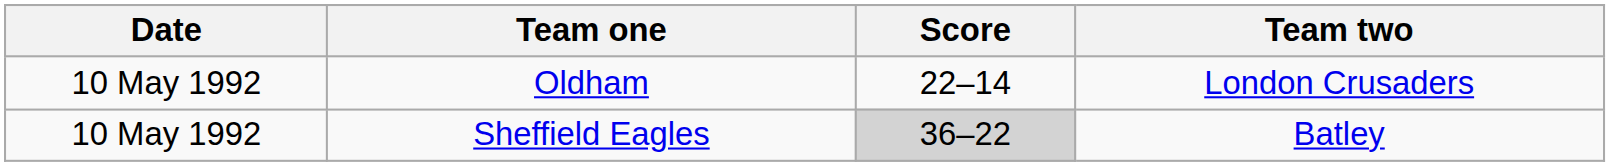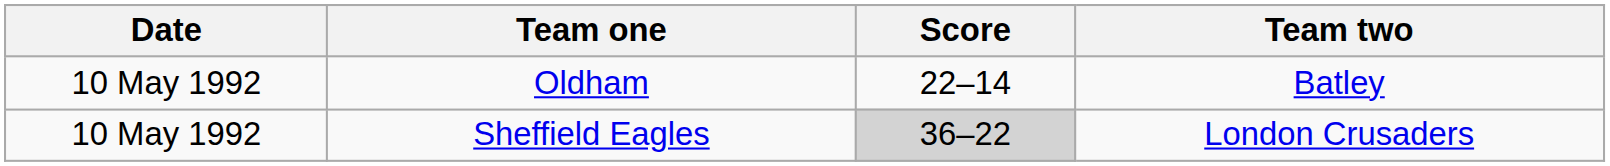(1339, 82) London Crusaders -> (1339, 82) Batley
(1339, 134) Batley -> (1339, 134) London Crusaders
